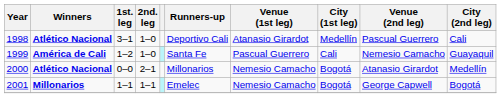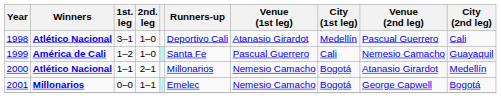(125, 69) 0–0 -> (125, 69) 1–1
(125, 85) 1–1 -> (125, 85) 0–0
